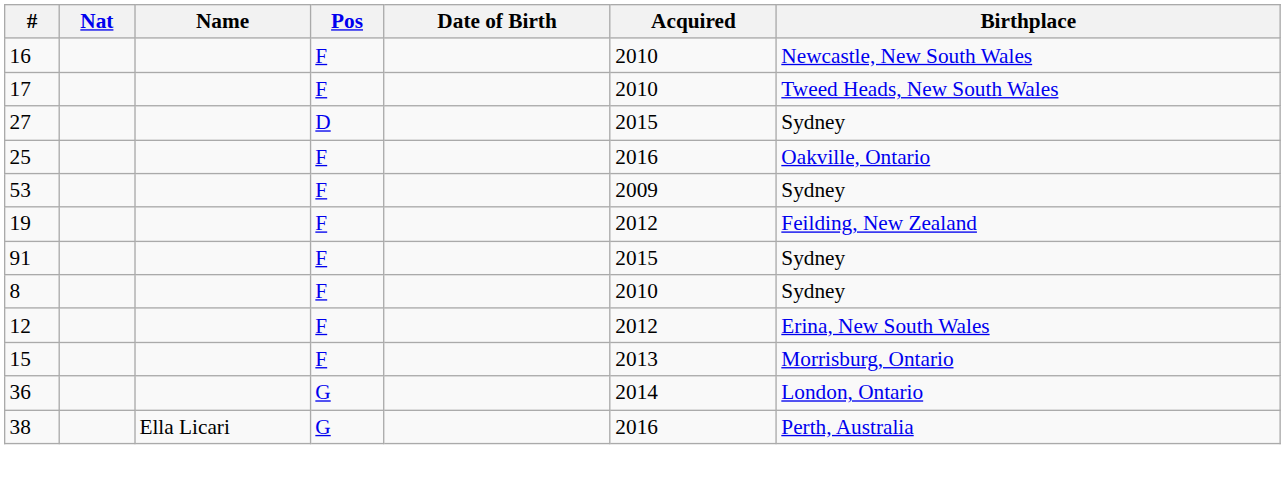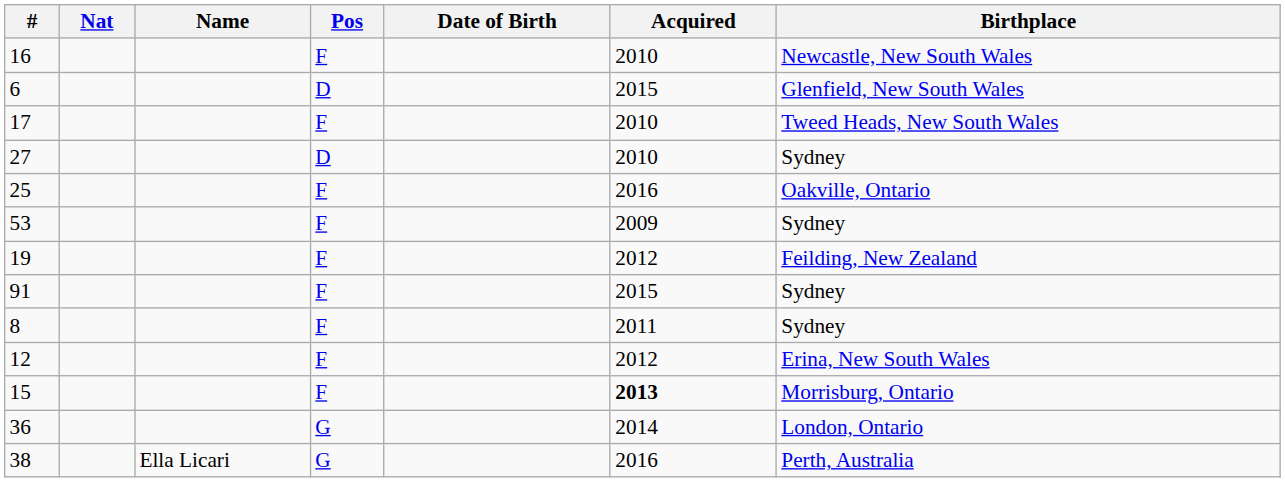+ row: (15, 88)
(637, 122) 2015 -> (637, 156) 2010
(637, 291) 2010 -> (636, 325) 2011
(637, 358) normal -> (637, 392) bold
